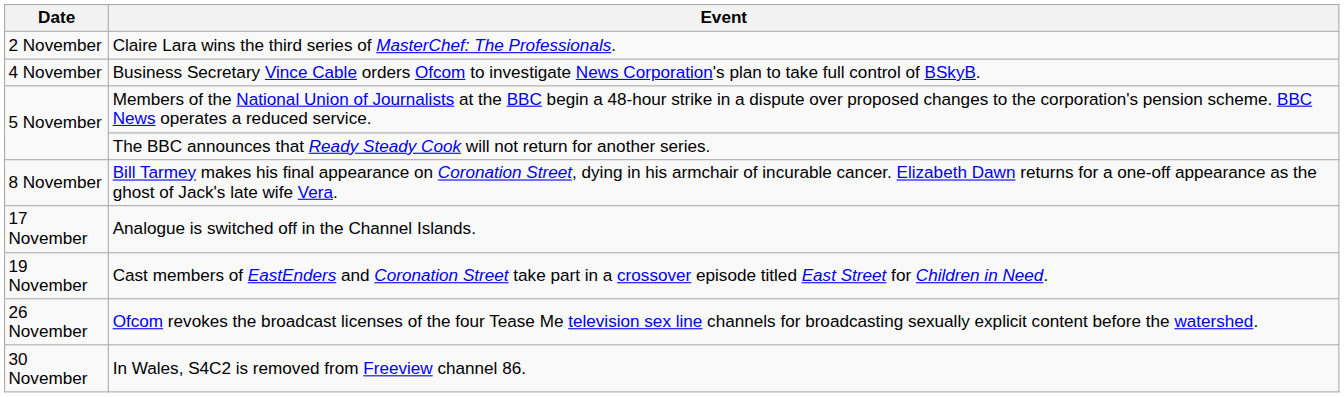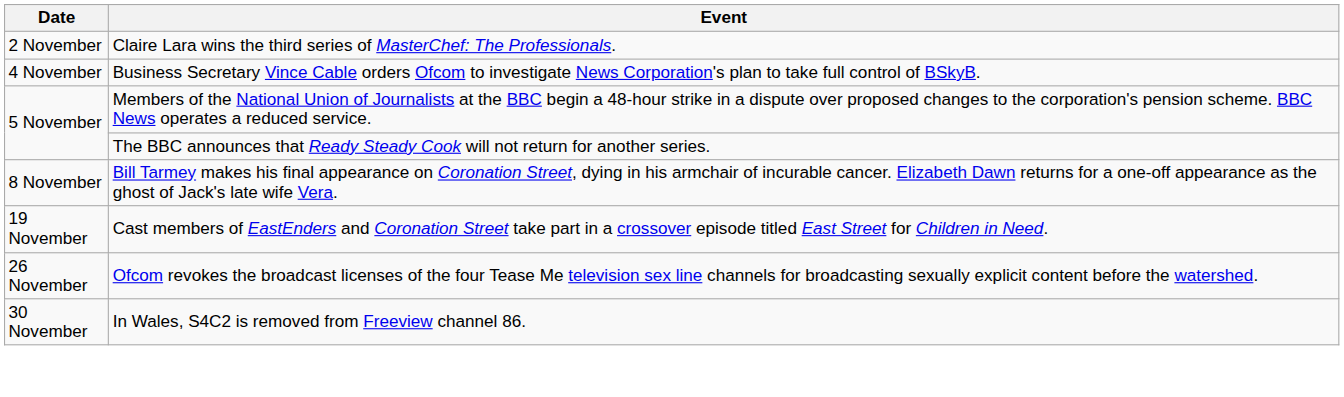- row: (294, 229)
